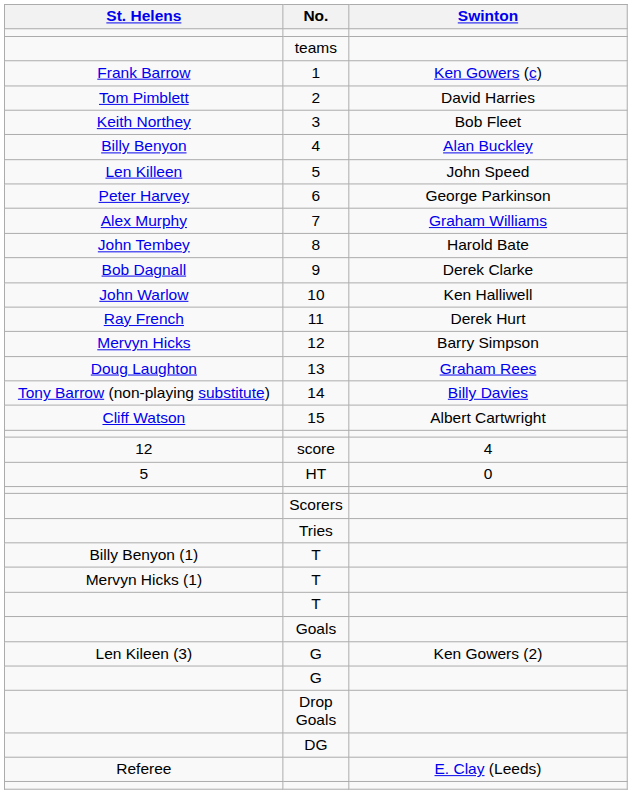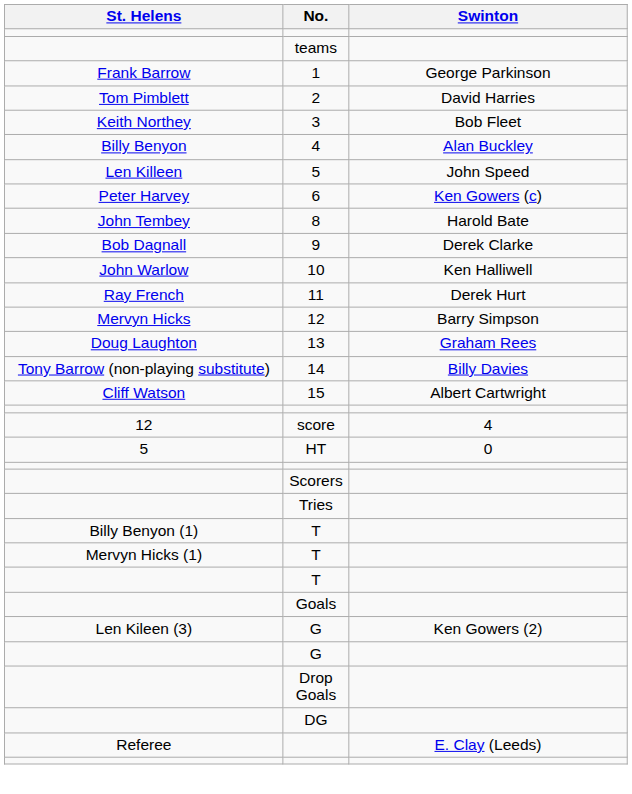(488, 73) Ken Gowers (c) -> (488, 73) George Parkinson
(488, 196) George Parkinson -> (488, 196) Ken Gowers (c)
- row: (144, 220)
